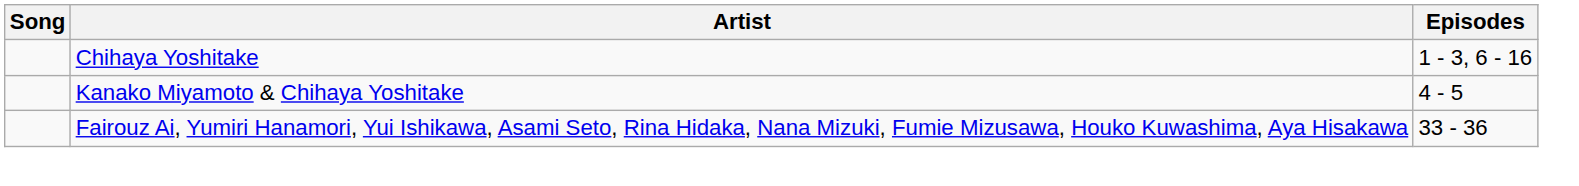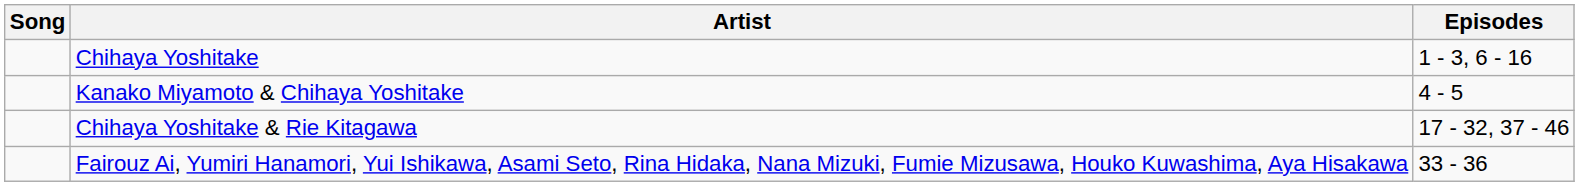+ row: (246, 127)
